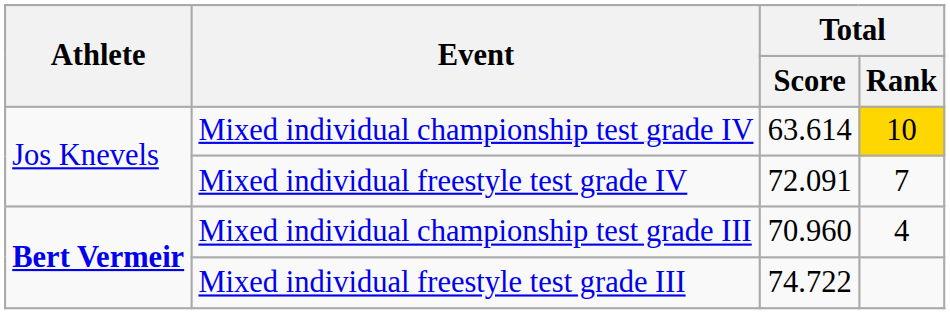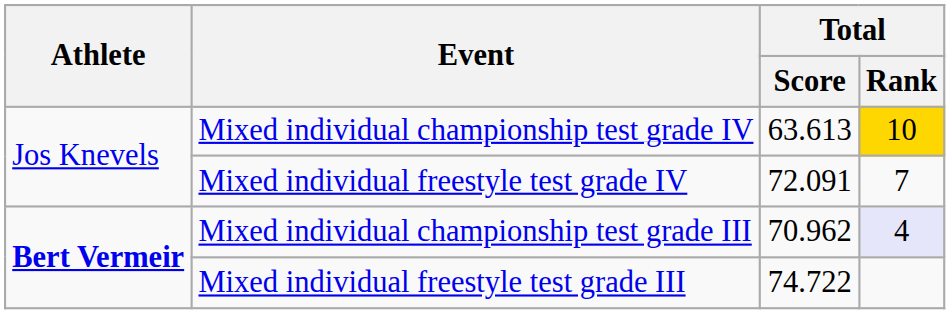(810, 130) 63.614 -> (810, 130) 63.613
(810, 231) 70.960 -> (810, 231) 70.962
(902, 231) no background -> (902, 231) lavender background
